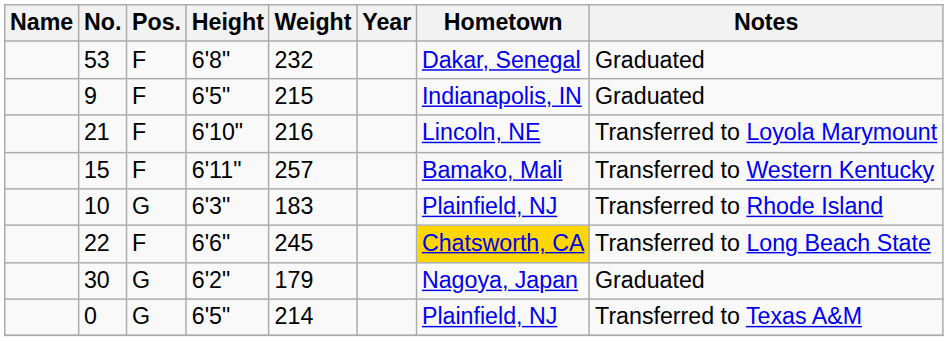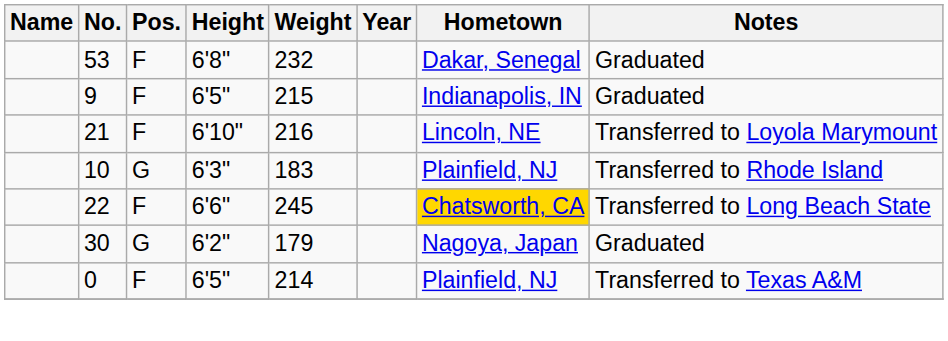- row: (97, 170)
(141, 317) G -> (139, 280) F
